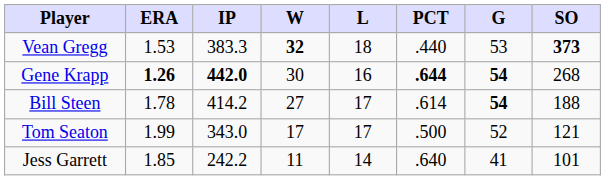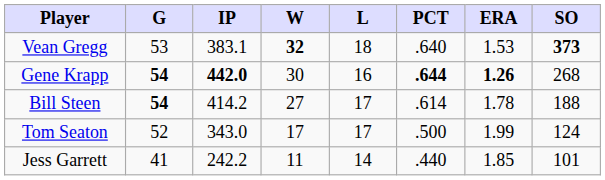columns swapped: (499, 18) <-> (159, 18)
(227, 47) 383.3 -> (227, 47) 383.1
(431, 47) .440 -> (431, 47) .640
(566, 132) 121 -> (566, 132) 124
(431, 160) .640 -> (431, 160) .440
